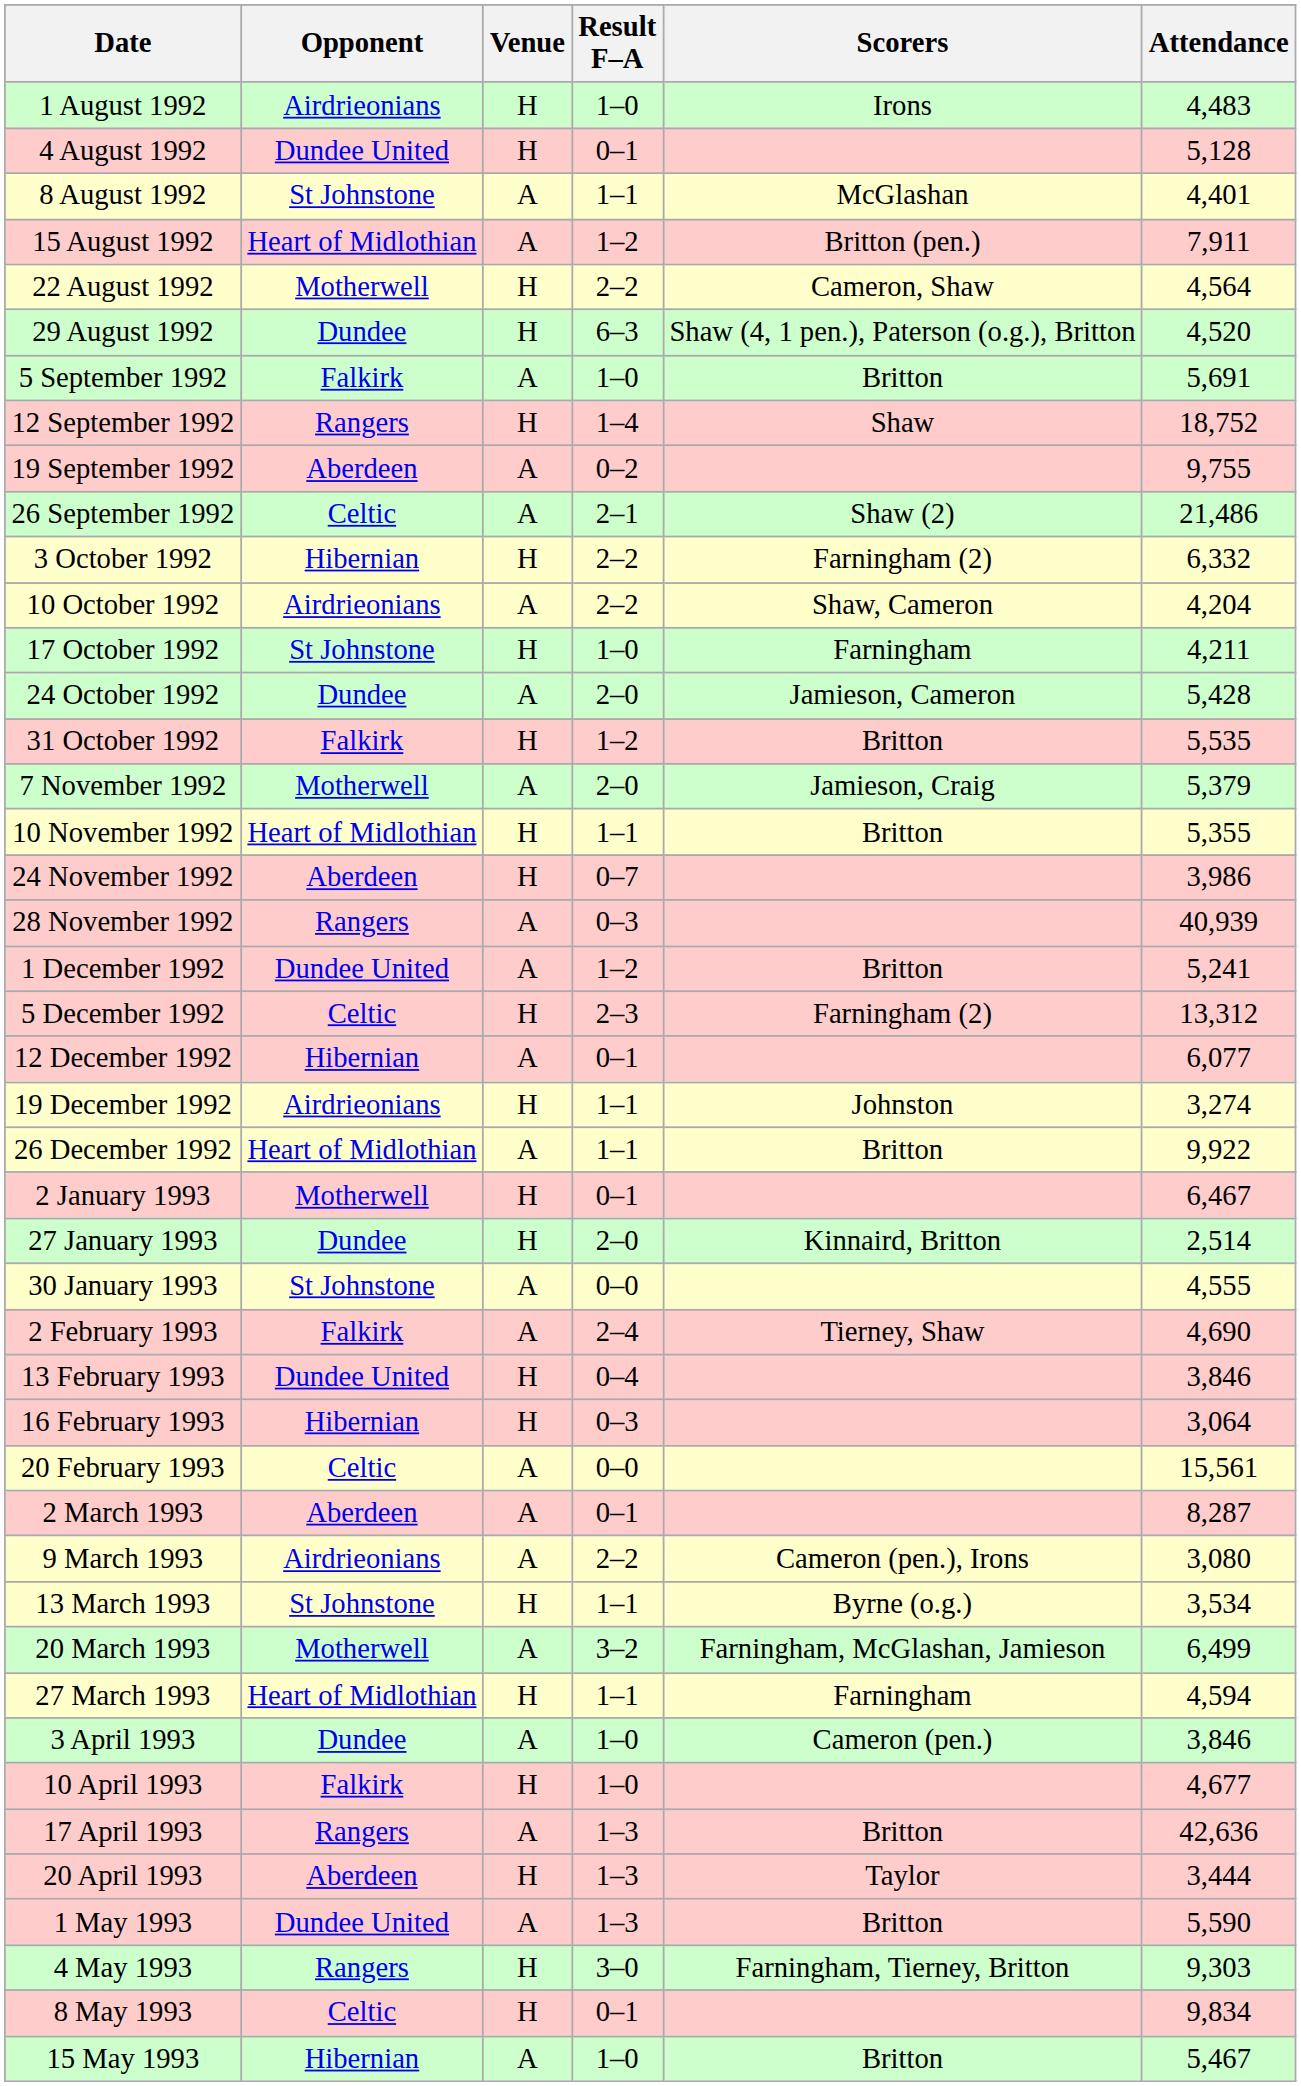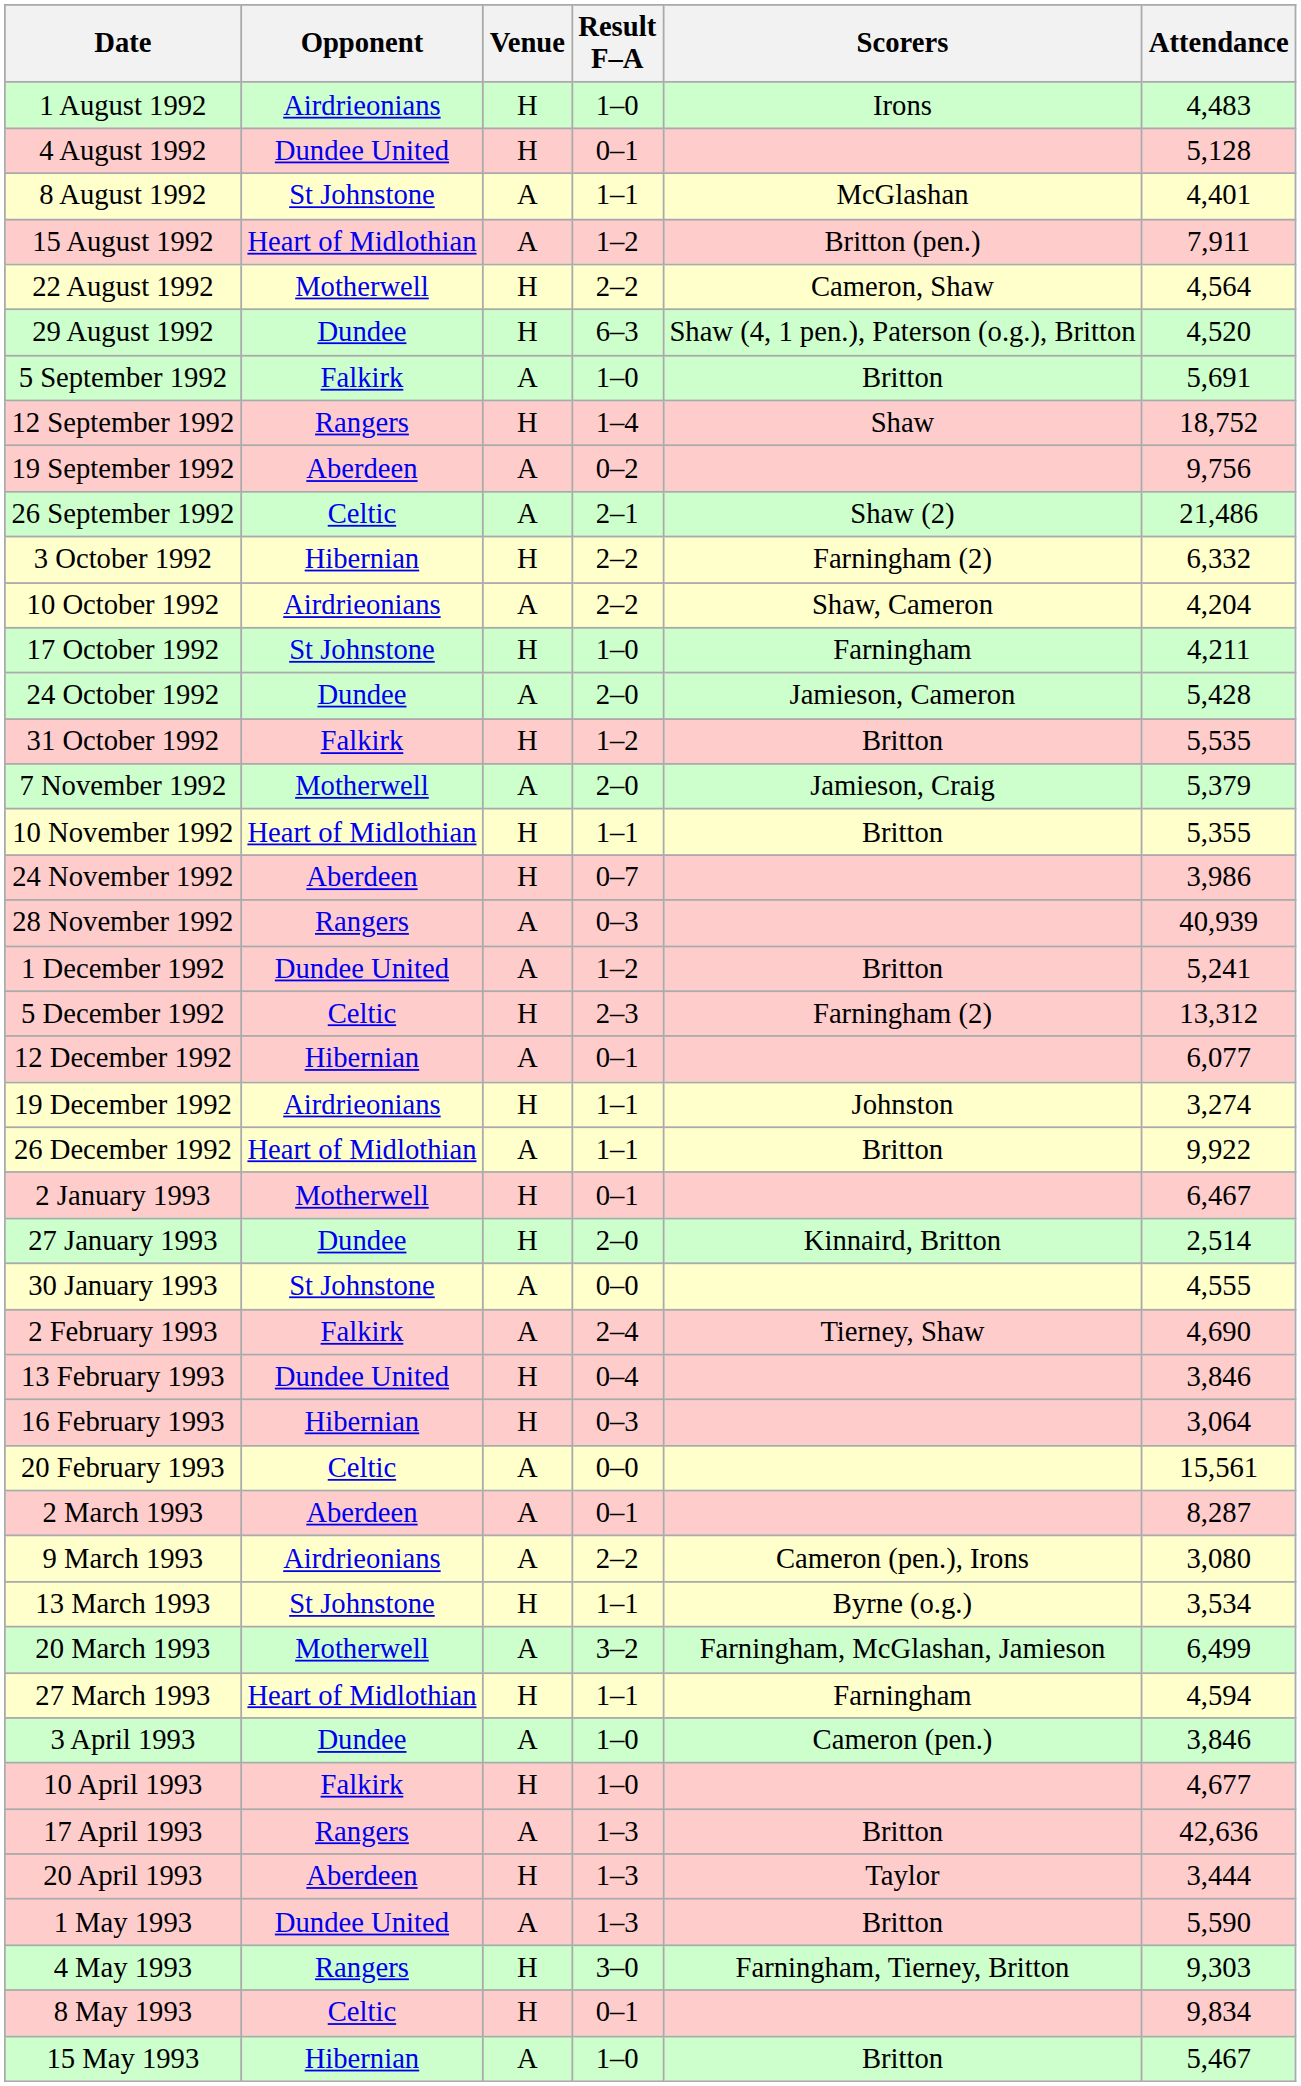(1219, 468) 9,755 -> (1219, 468) 9,756
